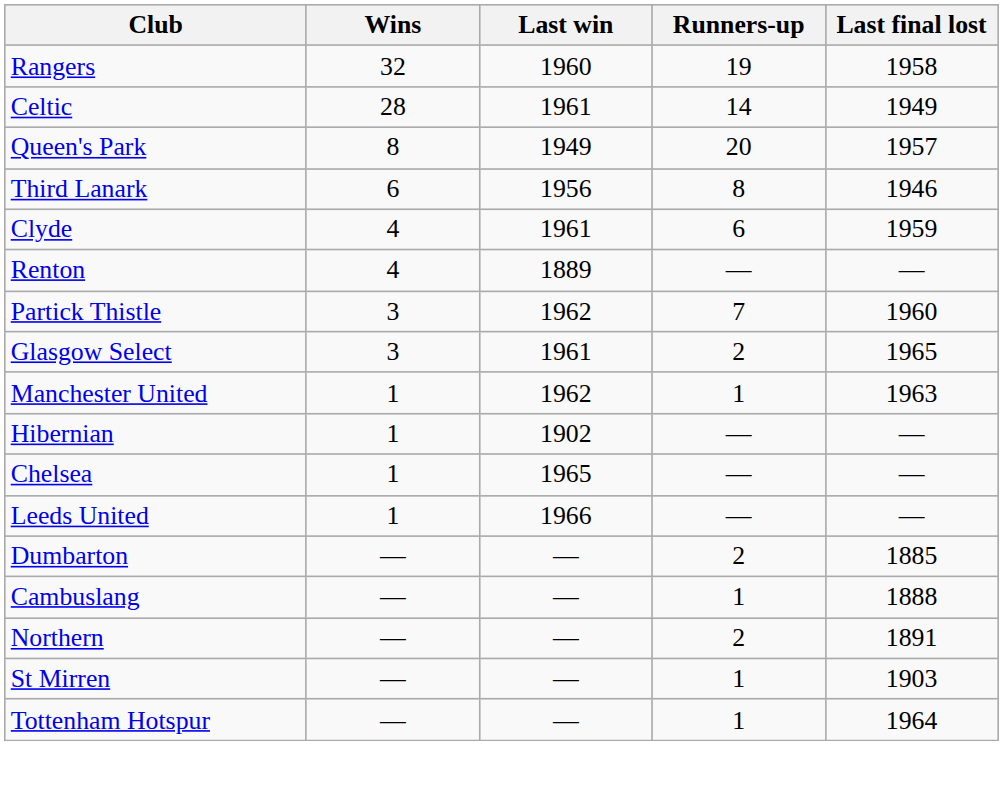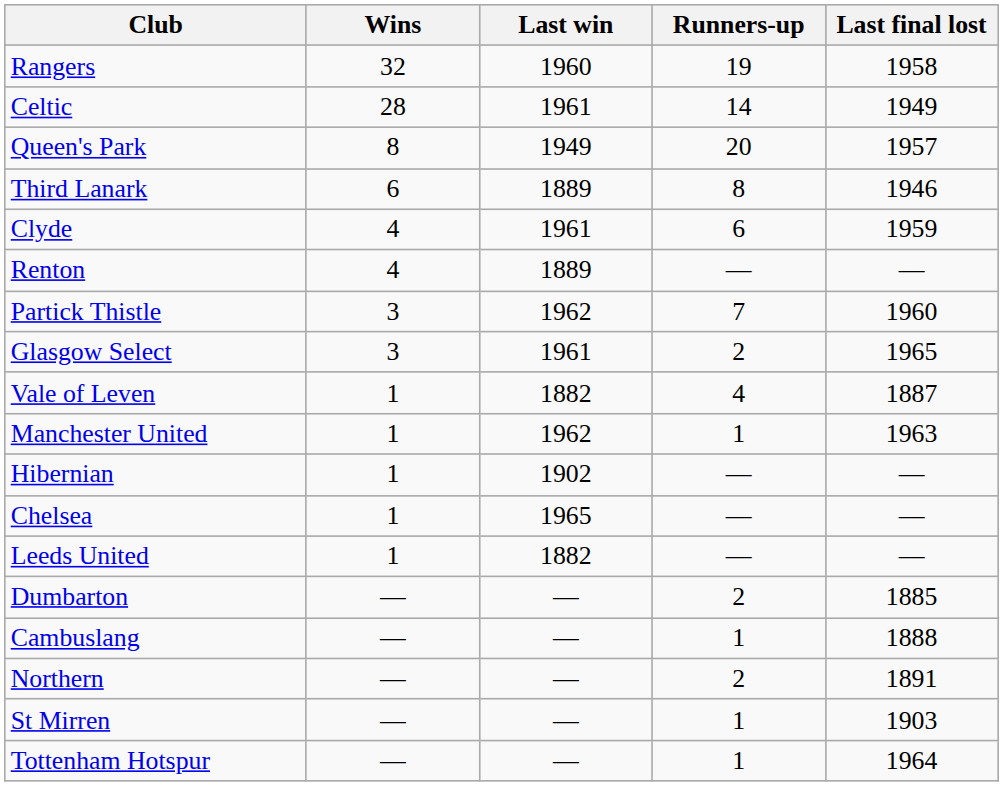(566, 188) 1956 -> (566, 188) 1889
+ row: (83, 392)
(566, 515) 1966 -> (566, 556) 1882
